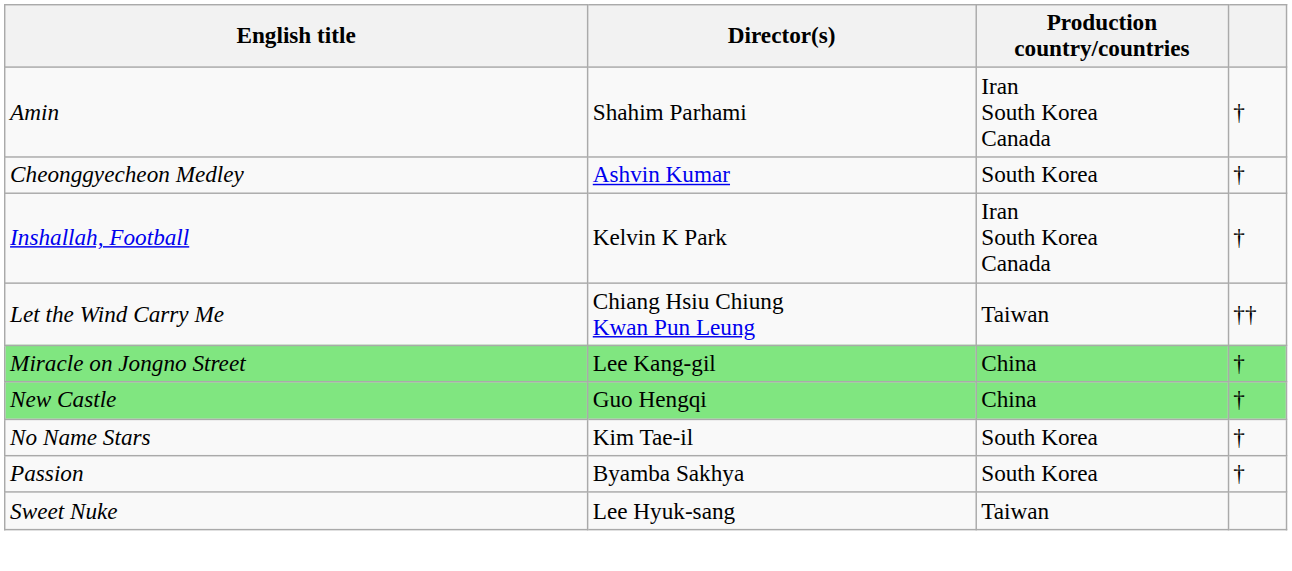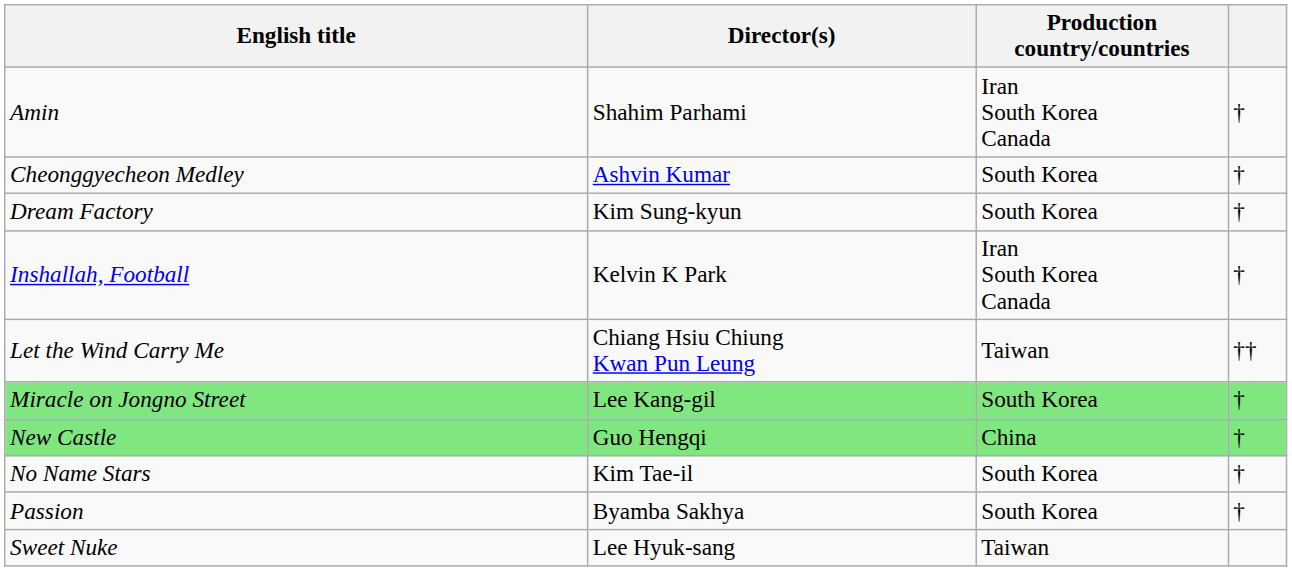+ row: (81, 211)
(1009, 363) China -> (1040, 400) South Korea
